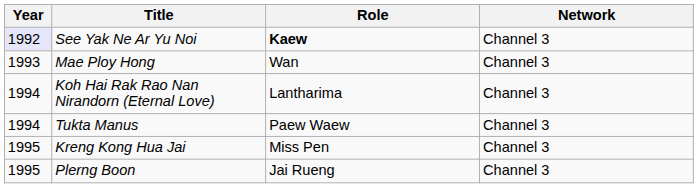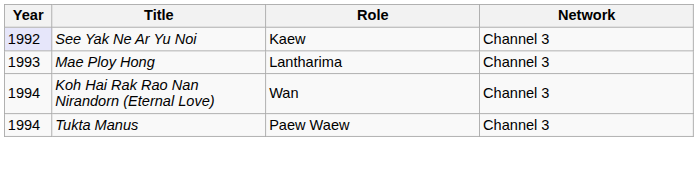(288, 39) bold -> (287, 39) normal
(284, 62) Wan -> (306, 62) Lantharima
(306, 93) Lantharima -> (284, 93) Wan
- row: (120, 147)
- row: (95, 170)
